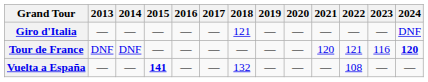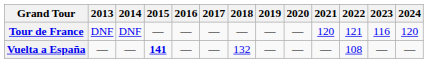- row: (46, 31)
(410, 49) bold -> (410, 31) normal
